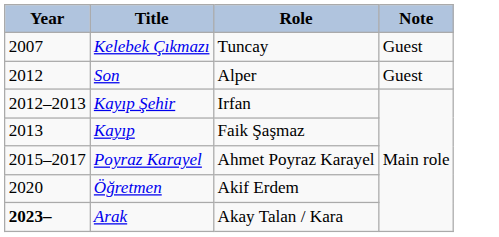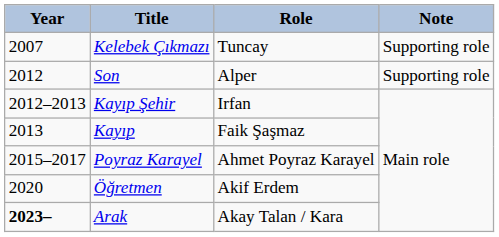(403, 46) Guest -> (436, 46) Supporting role
(403, 74) Guest -> (436, 74) Supporting role
